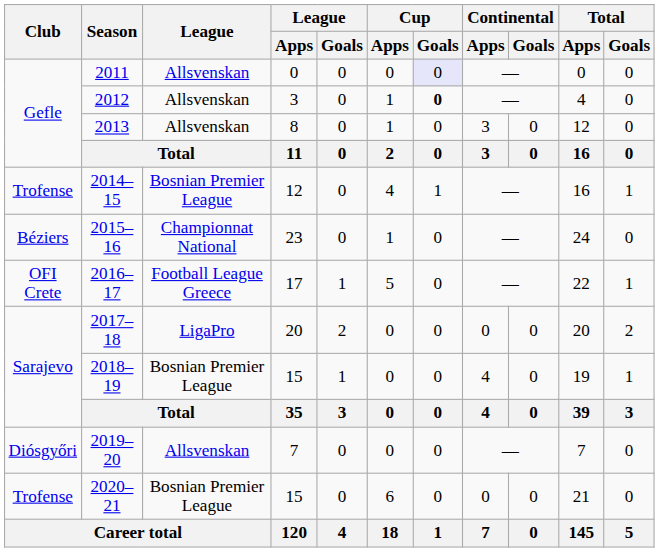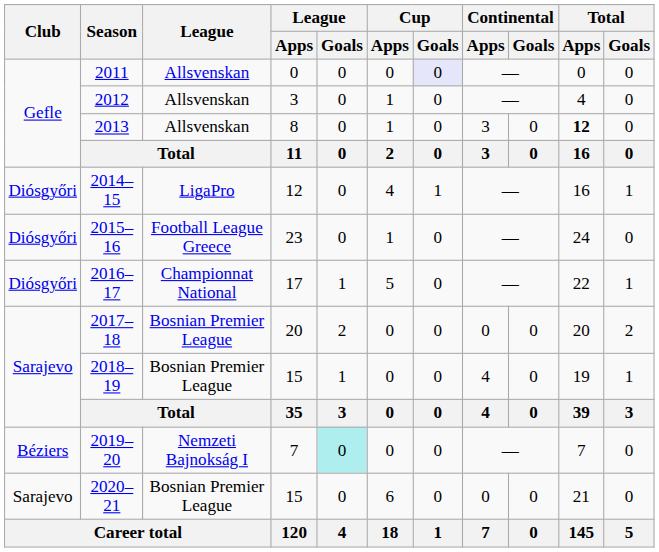(438, 99) bold -> (438, 99) normal
(581, 126) normal -> (581, 126) bold
(43, 190) Trofense -> (43, 190) Diósgyőri
(207, 190) Bosnian Premier League -> (207, 190) LigaPro
(43, 237) Béziers -> (43, 237) Diósgyőri
(207, 237) Championnat National -> (207, 237) Football League Greece
(43, 283) OFI Crete -> (43, 283) Diósgyőri
(207, 283) Football League Greece -> (207, 283) Championnat National
(207, 329) LigaPro -> (207, 329) Bosnian Premier League
(43, 449) Diósgyőri -> (43, 449) Béziers
(207, 449) Allsvenskan -> (207, 449) Nemzeti Bajnokság I
(342, 449) no background -> (342, 449) paleturquoise background
(43, 496) Trofense -> (43, 496) Sarajevo
